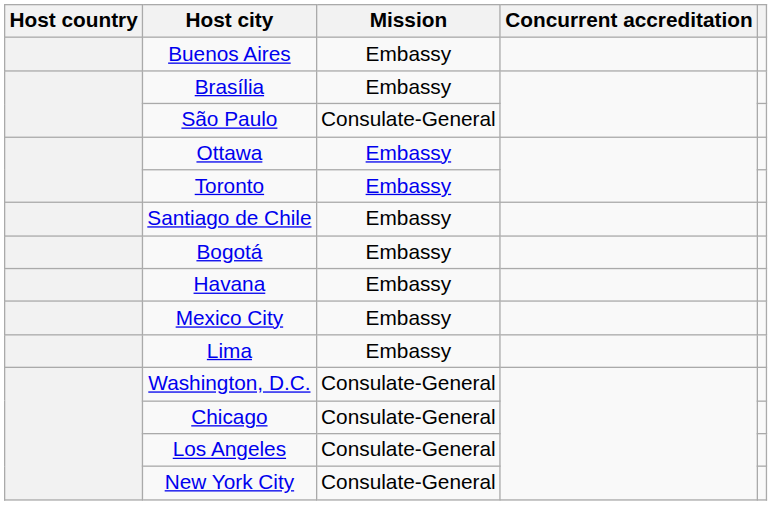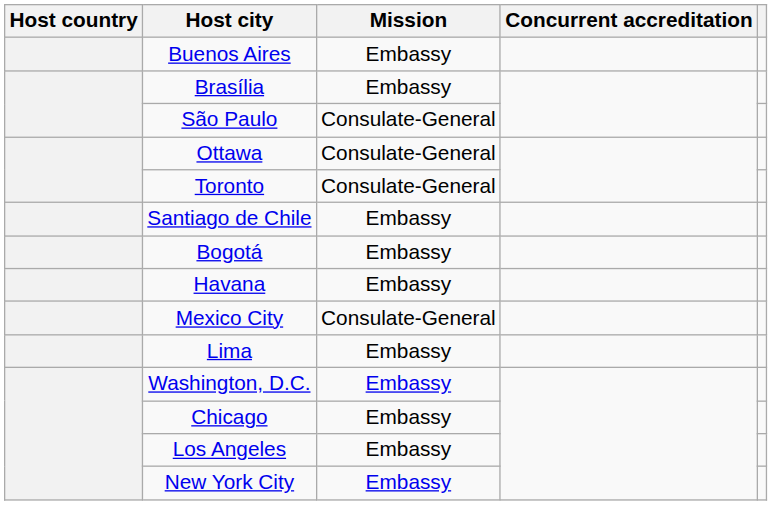(408, 152) Embassy -> (408, 152) Consulate-General
(408, 185) Embassy -> (408, 185) Consulate-General
(408, 317) Embassy -> (408, 317) Consulate-General
(408, 383) Consulate-General -> (408, 383) Embassy
(408, 416) Consulate-General -> (408, 416) Embassy
(408, 449) Consulate-General -> (408, 449) Embassy
(408, 482) Consulate-General -> (408, 482) Embassy
